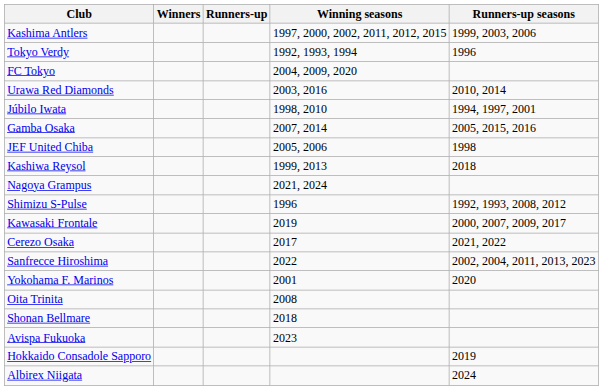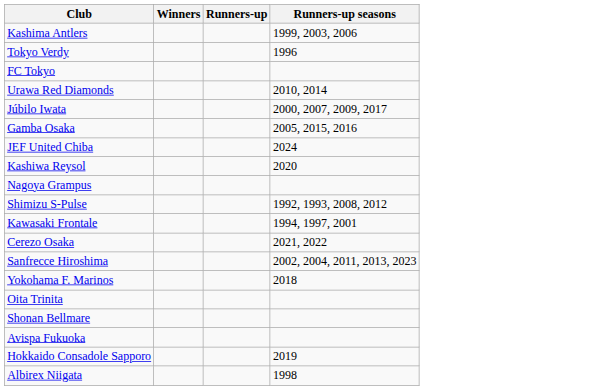- column: (360, 14)
(494, 109) 1994, 1997, 2001 -> (330, 109) 2000, 2007, 2009, 2017
(464, 147) 1998 -> (285, 147) 2024
(464, 166) 2018 -> (285, 166) 2020
(509, 223) 2000, 2007, 2009, 2017 -> (315, 223) 1994, 1997, 2001
(464, 280) 2020 -> (285, 280) 2018
(464, 375) 2024 -> (285, 375) 1998
